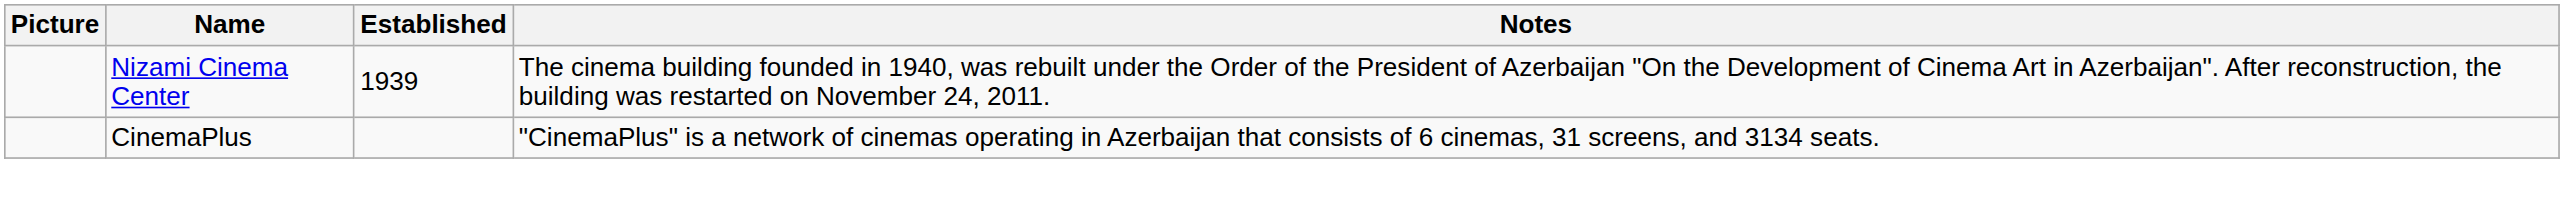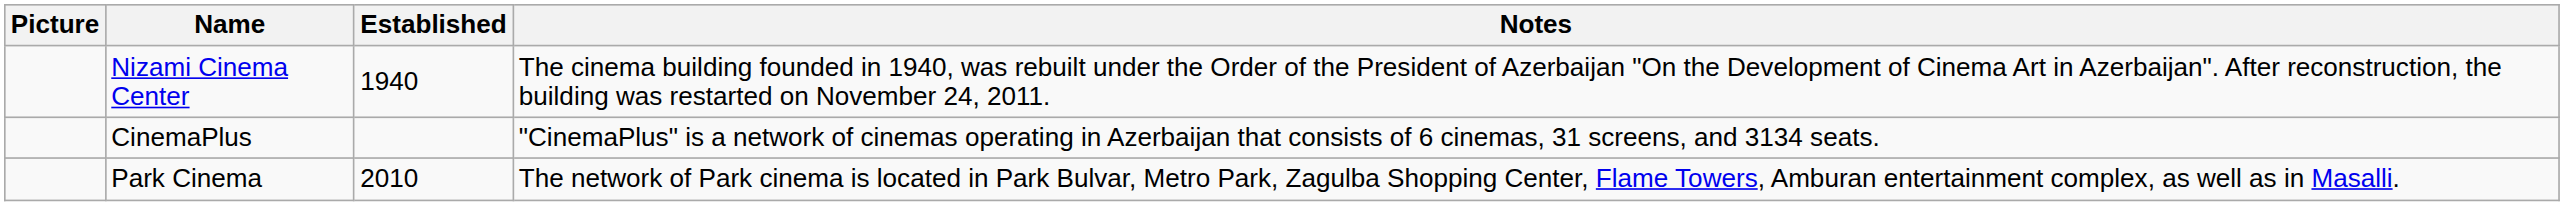(389, 81) 1939 -> (389, 81) 1940
+ row: (187, 178)
